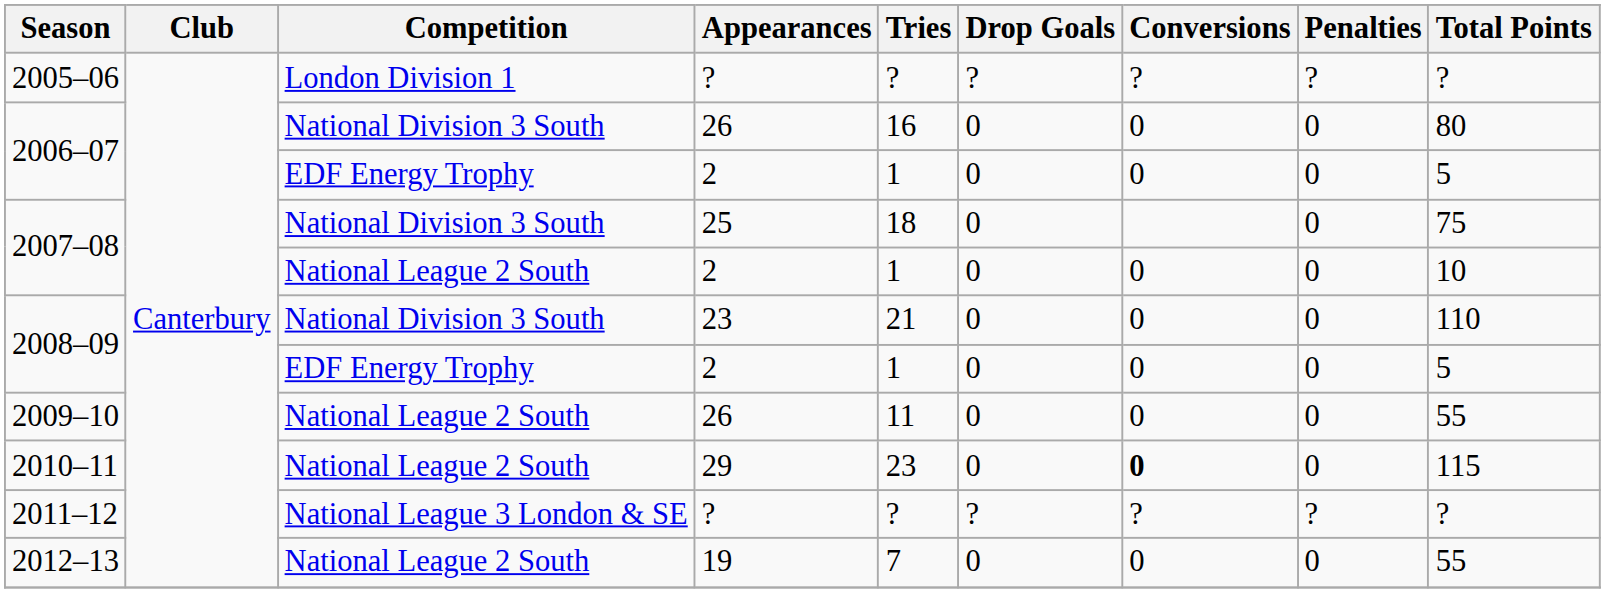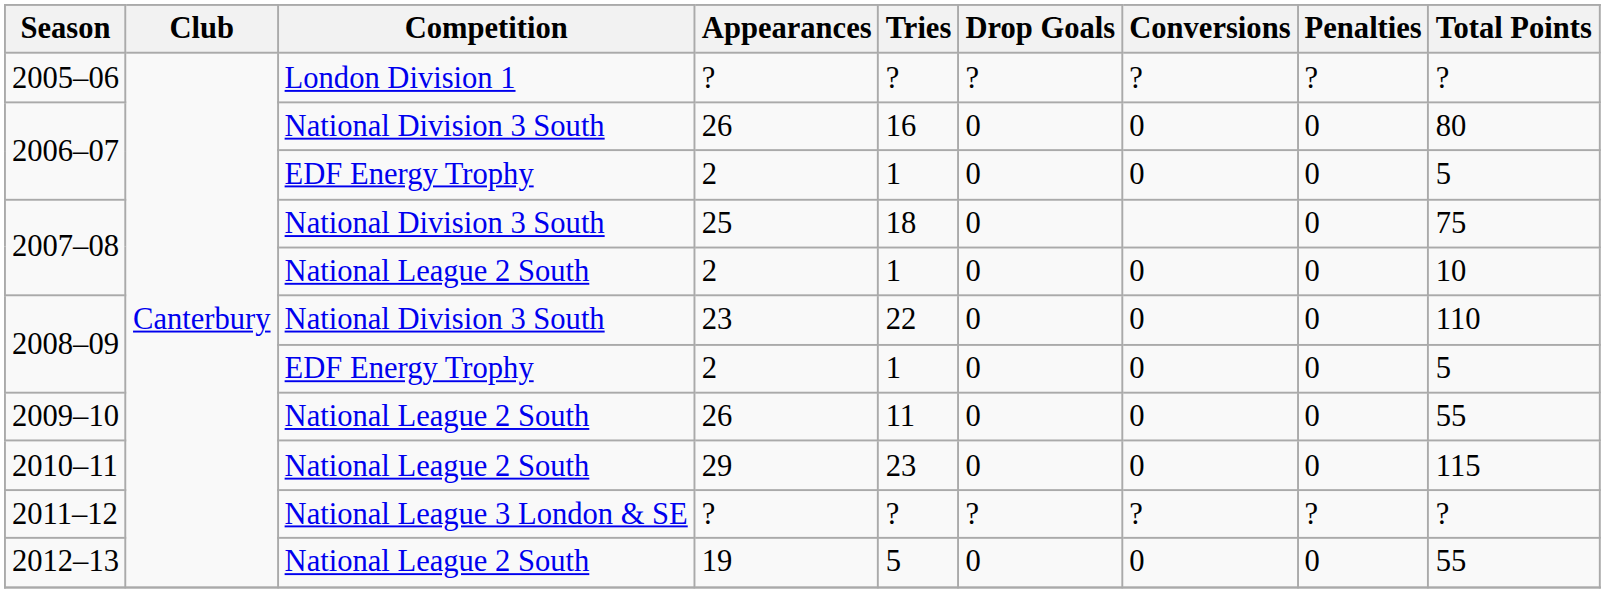(901, 319) 21 -> (901, 319) 22
(1137, 464) bold -> (1137, 464) normal
(893, 561) 7 -> (893, 561) 5
